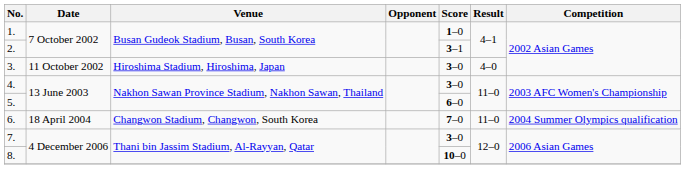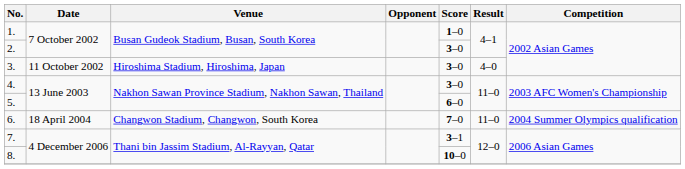(455, 48) 3–1 -> (455, 48) 3–0
(455, 137) 3–0 -> (455, 137) 3–1
